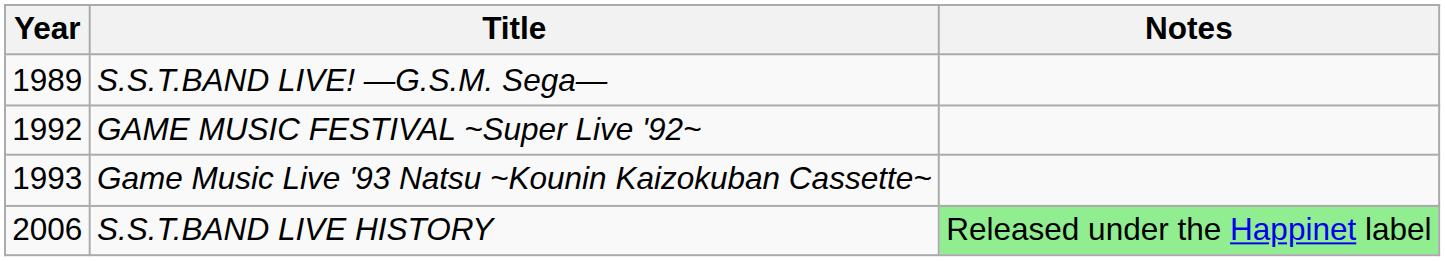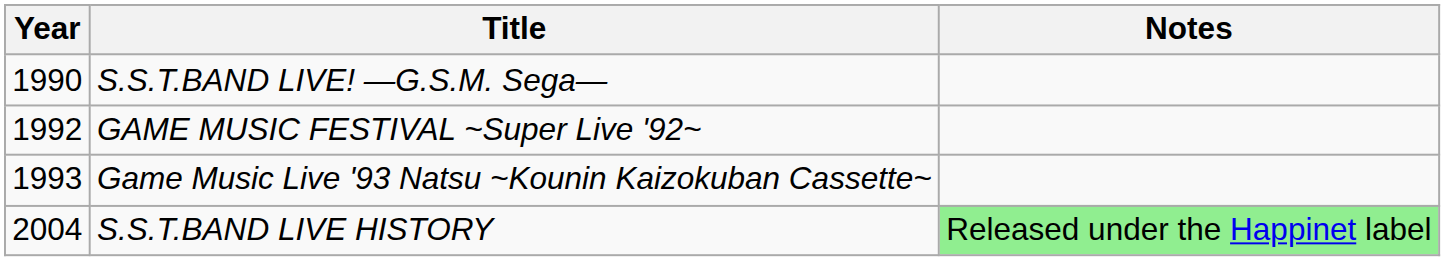(47, 79) 1989 -> (47, 79) 1990
(47, 229) 2006 -> (47, 229) 2004
